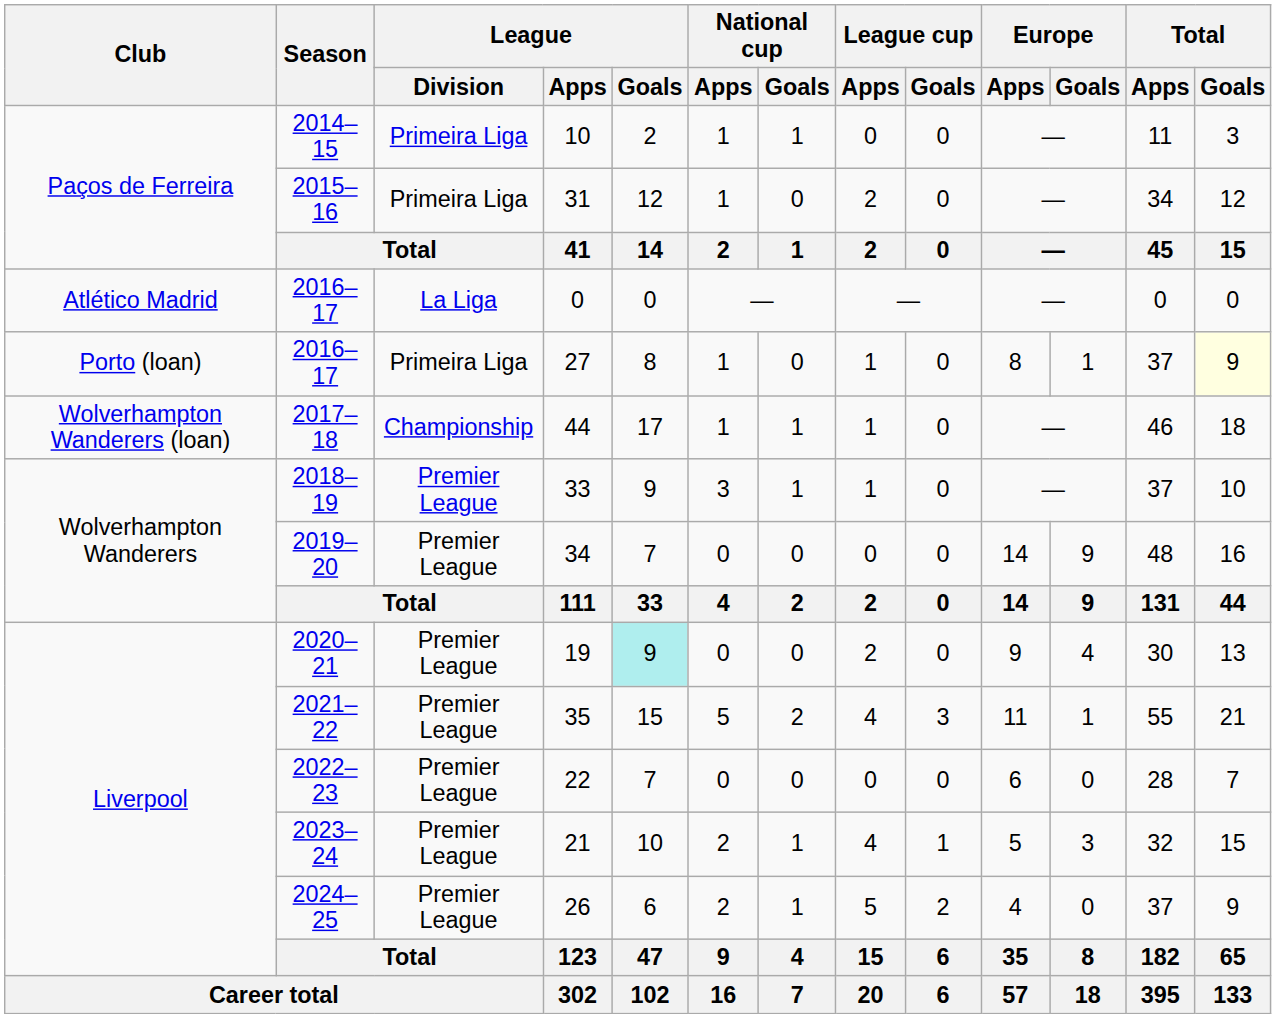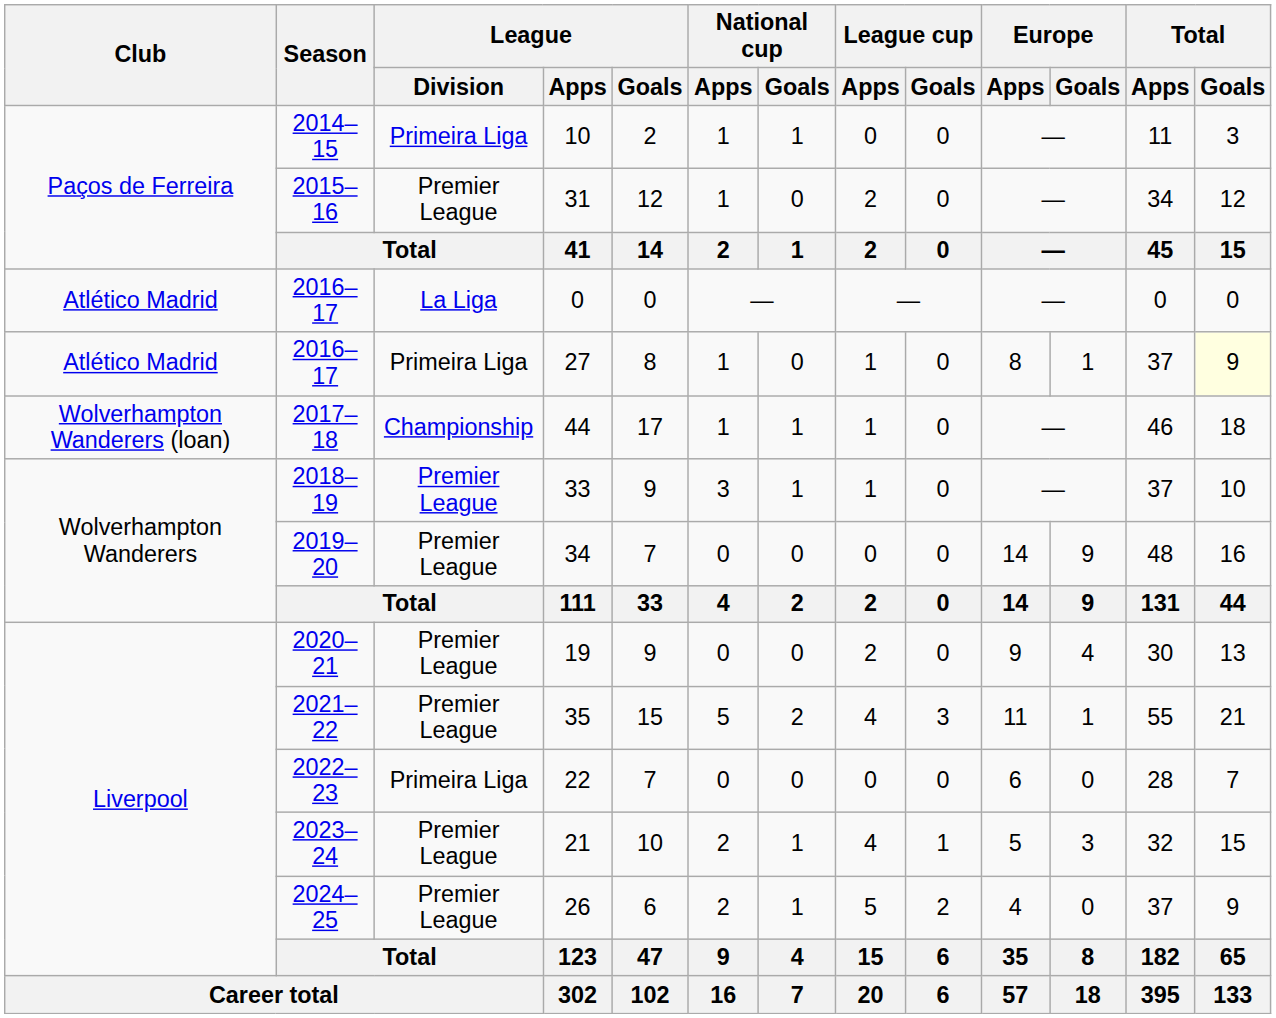(459, 199) Primeira Liga -> (459, 199) Premier League
(140, 363) Porto (loan) -> (140, 363) Atlético Madrid
(650, 653) paleturquoise background -> (650, 653) no background
(459, 780) Premier League -> (459, 780) Primeira Liga
